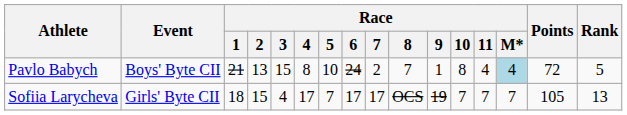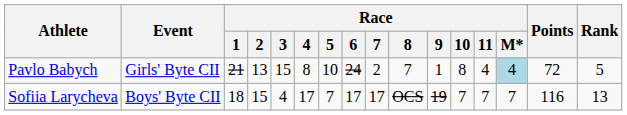(173, 70) Boys' Byte CII -> (172, 70) Girls' Byte CII
(172, 97) Girls' Byte CII -> (173, 97) Boys' Byte CII
(552, 97) 105 -> (552, 97) 116
